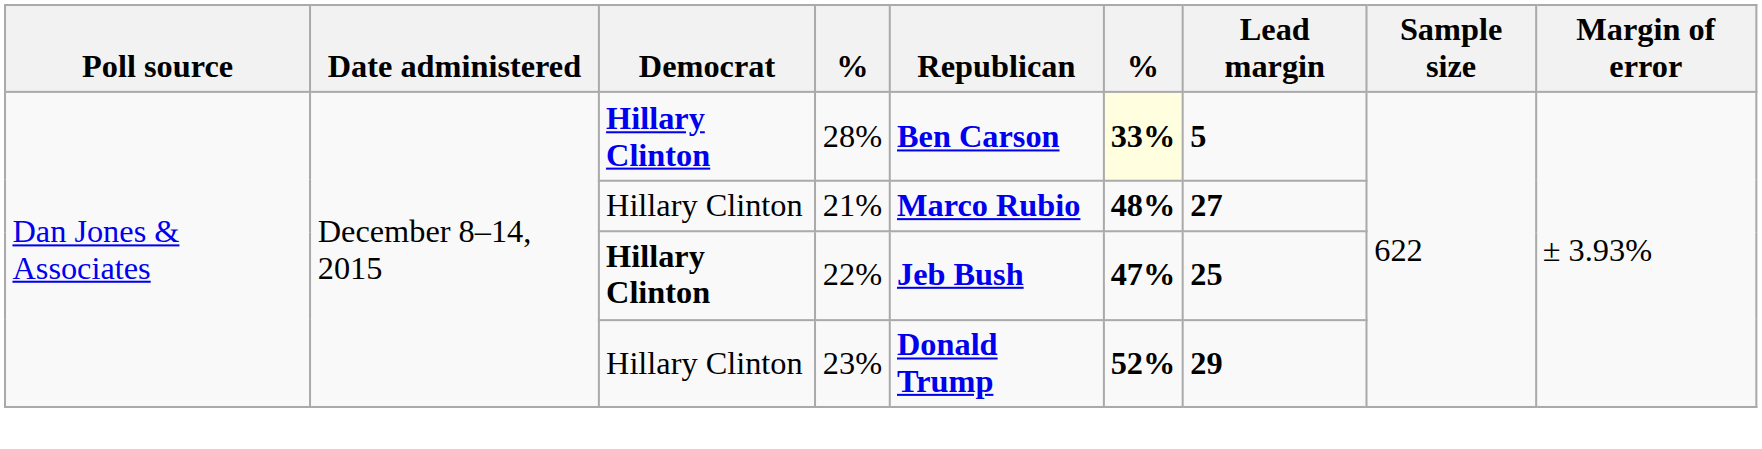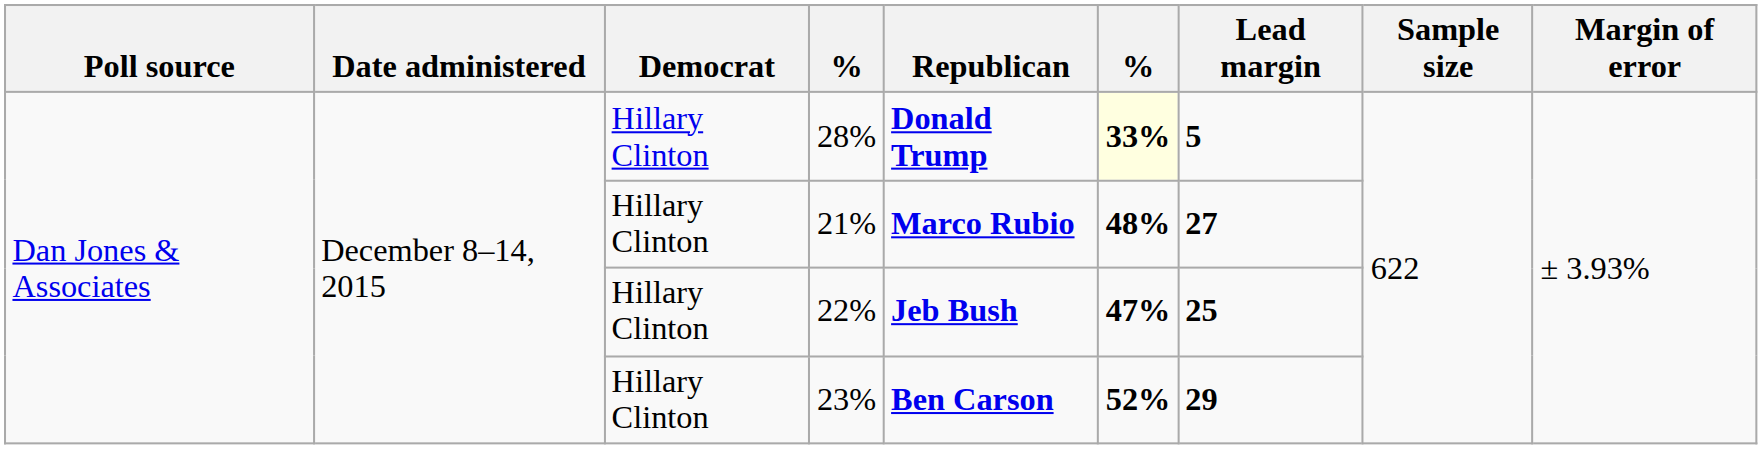(658, 135) bold -> (660, 135) normal
(978, 135) Ben Carson -> (941, 135) Donald Trump
(658, 274) bold -> (660, 311) normal
(947, 362) Donald Trump -> (972, 398) Ben Carson
